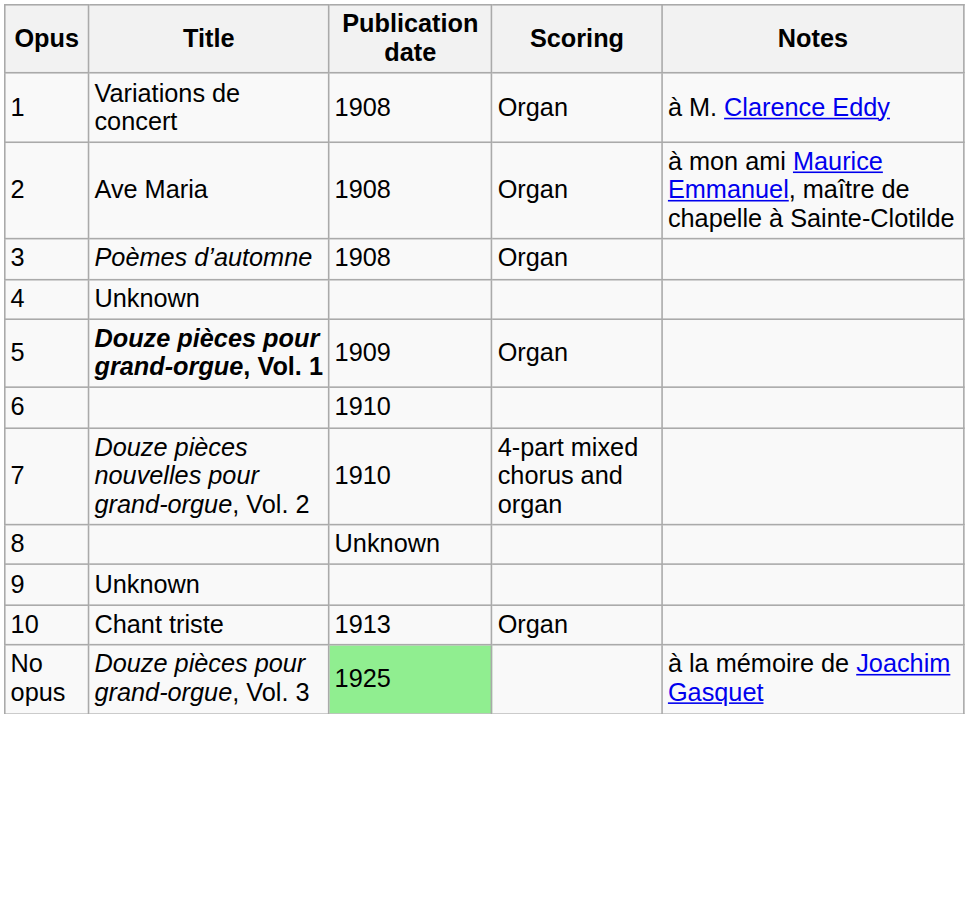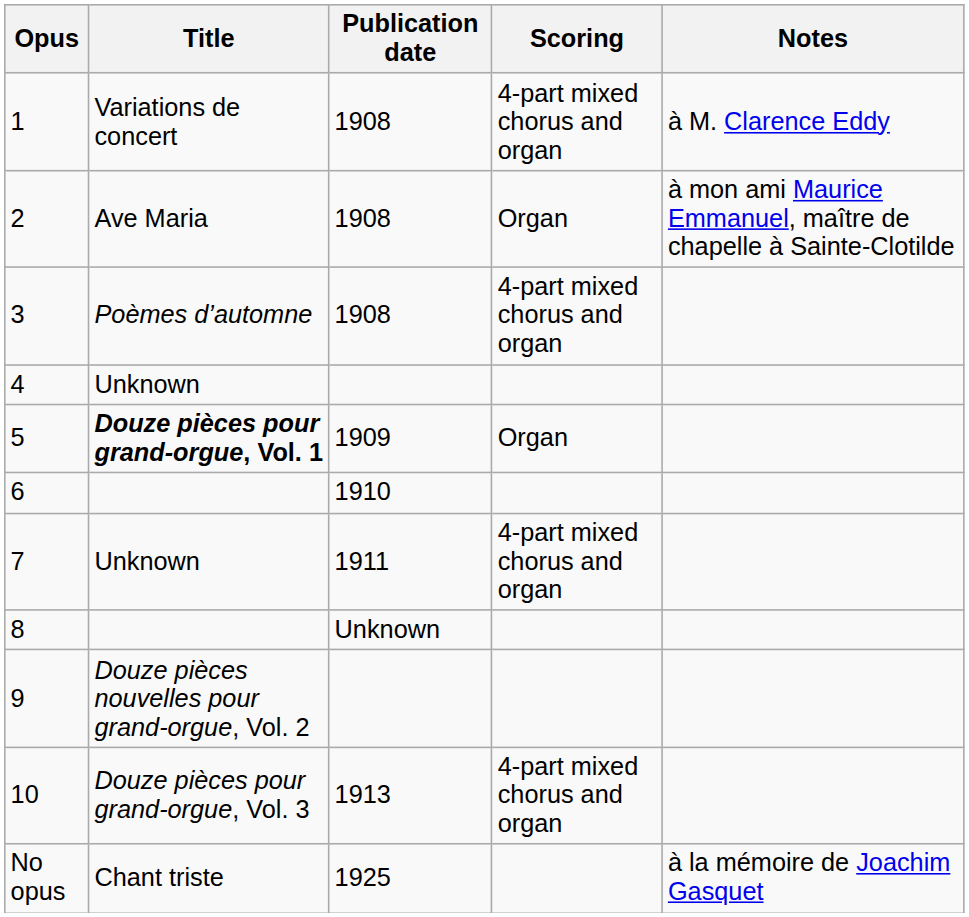(533, 107) Organ -> (568, 121) 4-part mixed chorus and organ
(533, 258) Organ -> (568, 315) 4-part mixed chorus and organ
(202, 475) Douze pièces nouvelles pour grand-orgue, Vol. 2 -> (147, 561) Unknown
(363, 475) 1910 -> (362, 561) 1911
(147, 584) Unknown -> (202, 698) Douze pièces nouvelles pour grand-orgue, Vol. 2
(159, 624) Chant triste -> (202, 795) Douze pièces pour grand-orgue, Vol. 3
(533, 624) Organ -> (568, 795) 4-part mixed chorus and organ
(202, 678) Douze pièces pour grand-orgue, Vol. 3 -> (159, 877) Chant triste
(363, 678) lightgreen background -> (363, 877) no background
